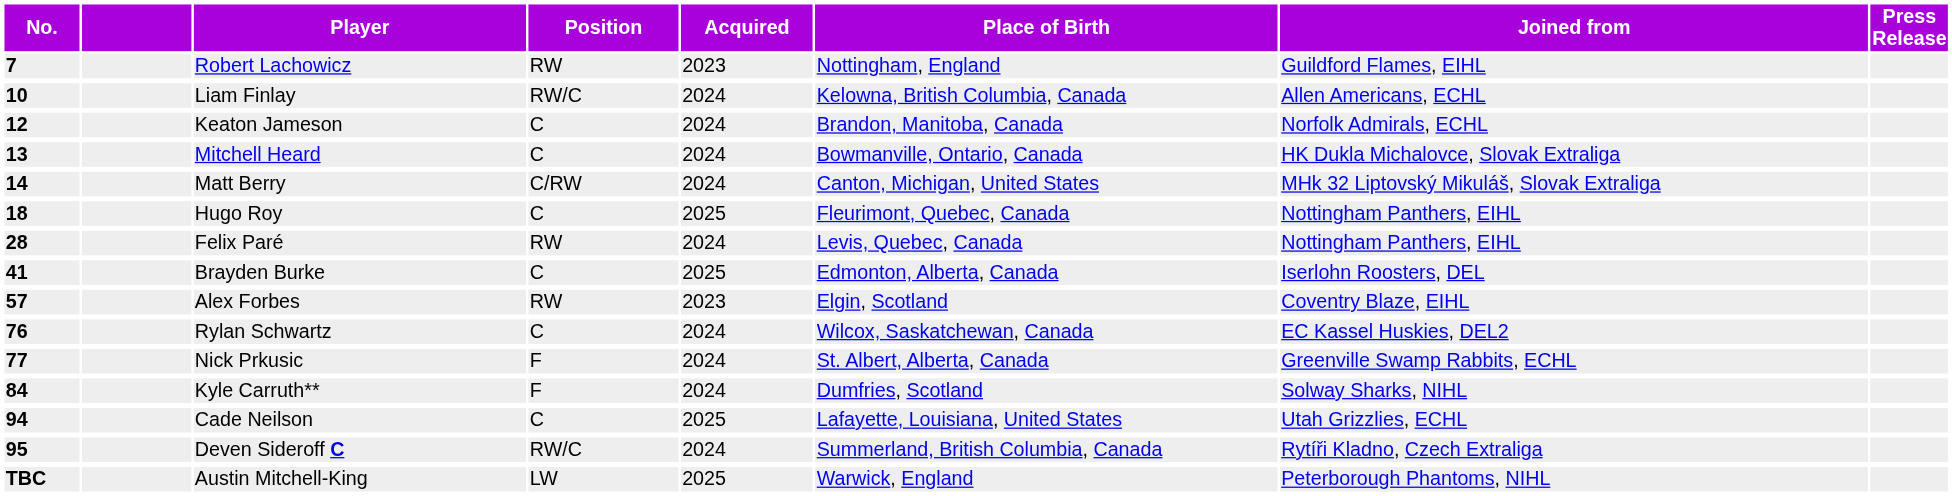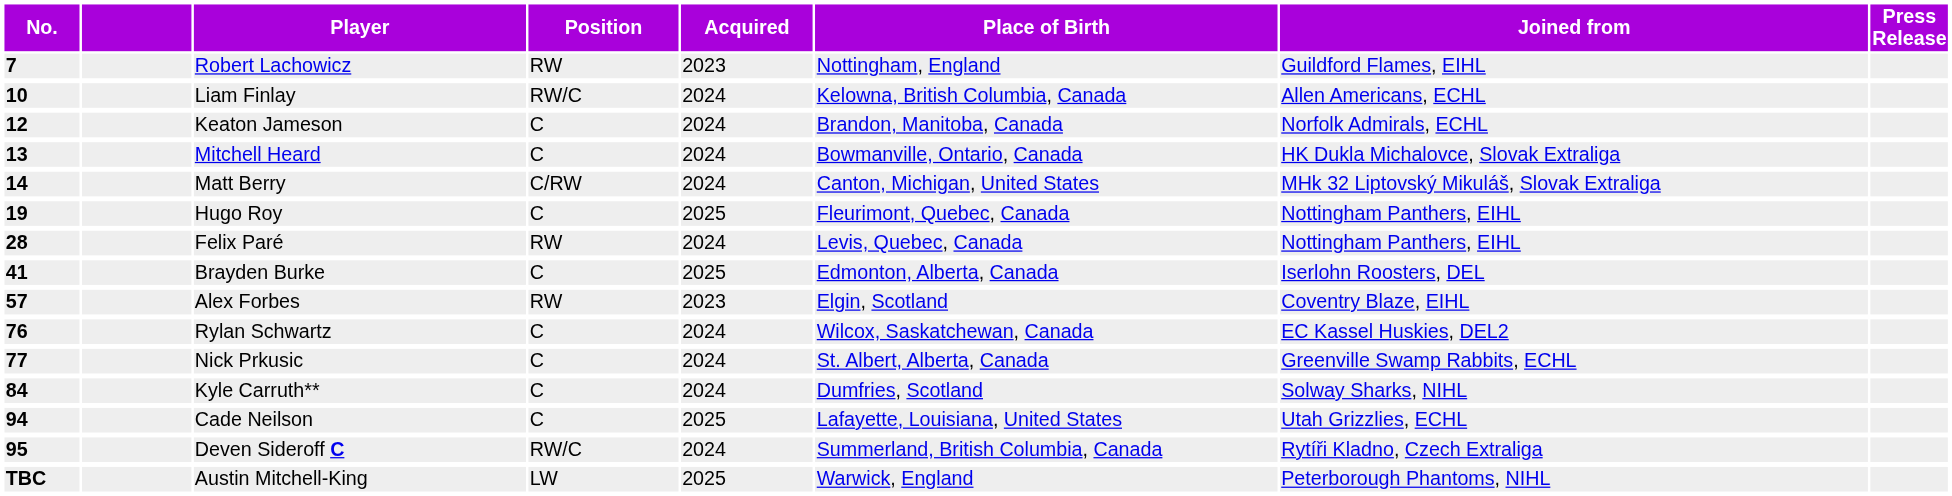(17, 213) 18 -> (17, 213) 19
(536, 361) F -> (537, 361) C
(536, 390) F -> (537, 390) C
